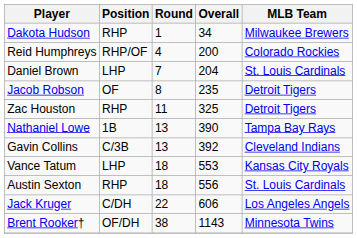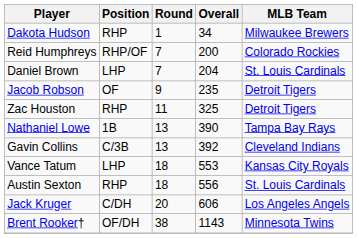(158, 52) 4 -> (158, 52) 7
(158, 90) 8 -> (158, 90) 9
(162, 204) 22 -> (162, 204) 20
